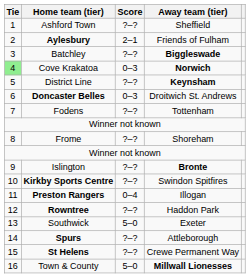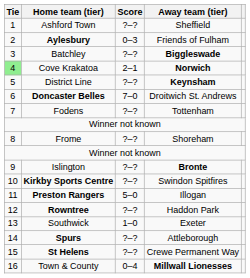(130, 39) 2–1 -> (130, 39) 0–3
(130, 68) 0–3 -> (130, 68) 2–1
(130, 96) 0–3 -> (130, 96) 7–0
(130, 195) 0–4 -> (130, 195) 5–0
(130, 223) 5–0 -> (130, 223) 1–0
(130, 266) 5–0 -> (130, 266) 0–4
